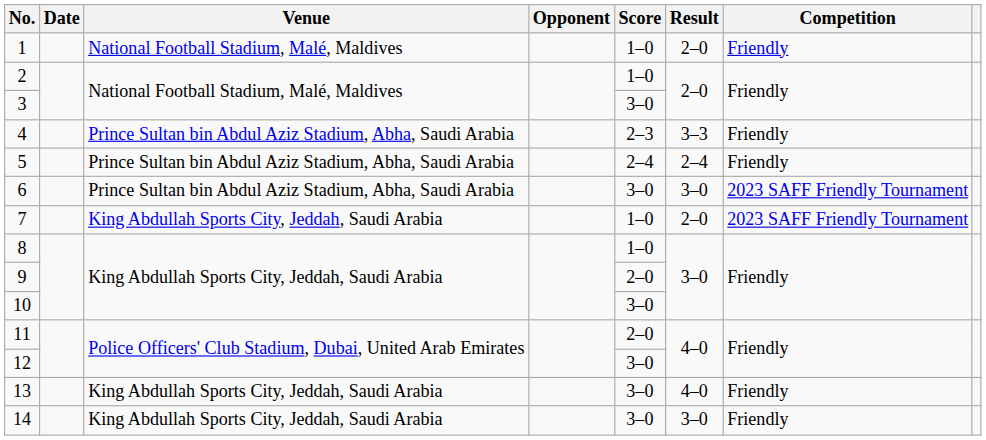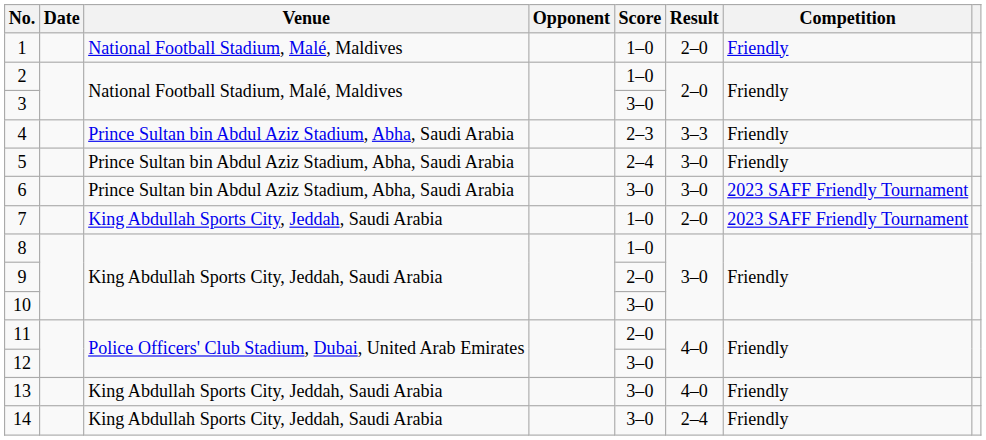(694, 162) 2–4 -> (694, 162) 3–0
(694, 420) 3–0 -> (694, 420) 2–4
